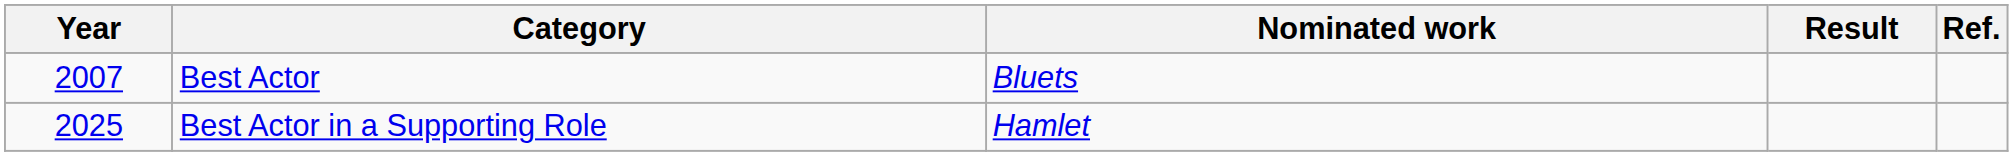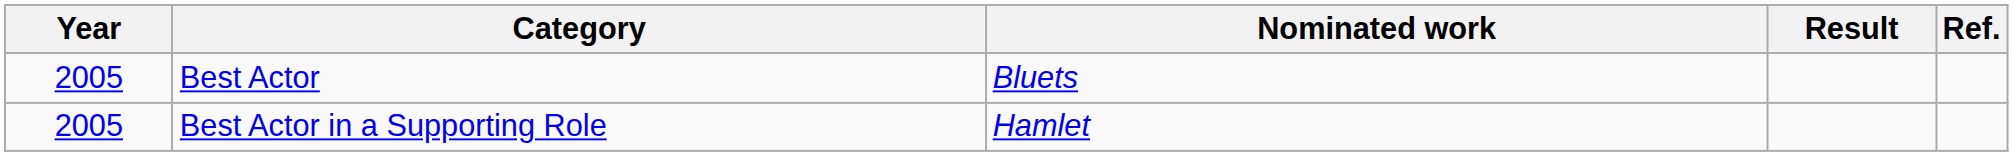(89, 77) 2007 -> (89, 77) 2005
(89, 126) 2025 -> (89, 126) 2005
